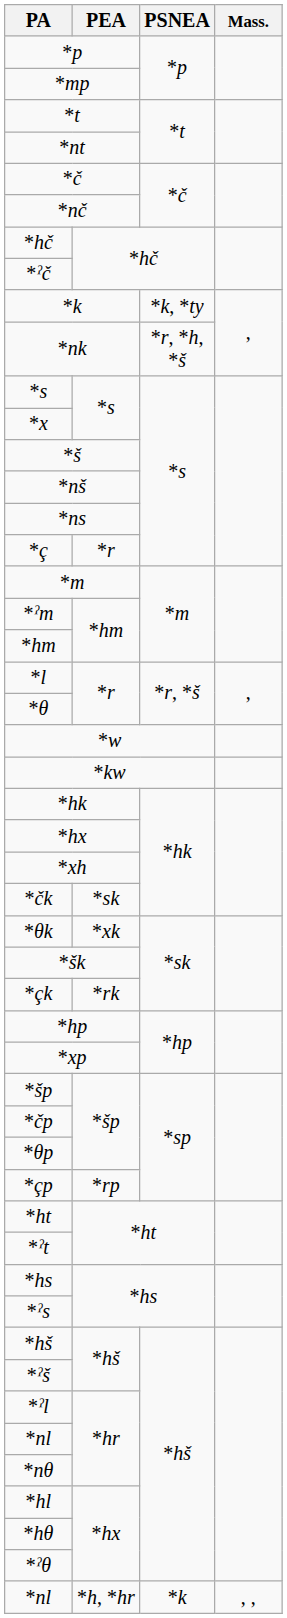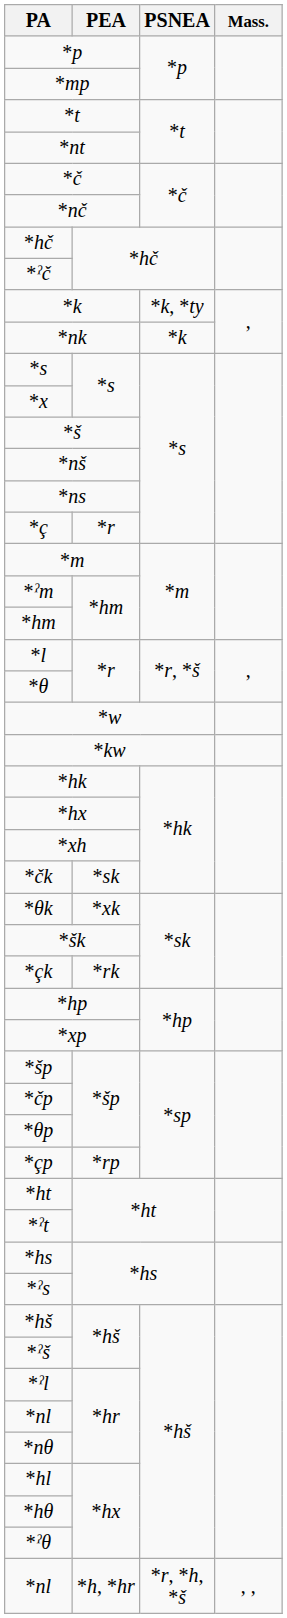(177, 348) *r, *h, *š -> (177, 337) *k
(177, 1597) *k -> (177, 1585) *r, *h, *š
